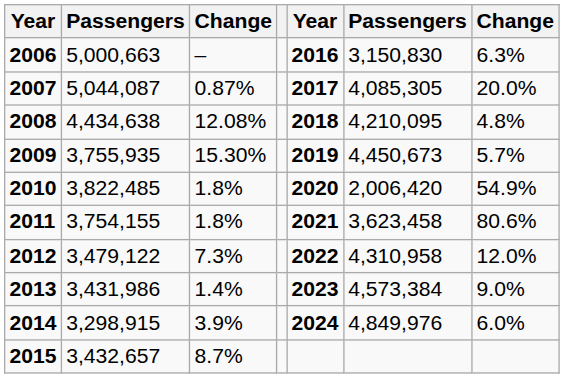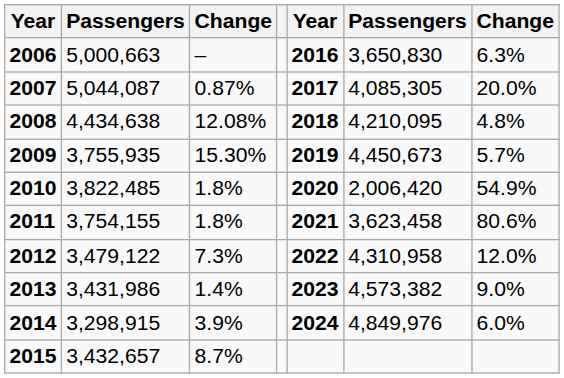(395, 54) 3,150,830 -> (395, 54) 3,650,830
(395, 289) 4,573,384 -> (395, 289) 4,573,382
